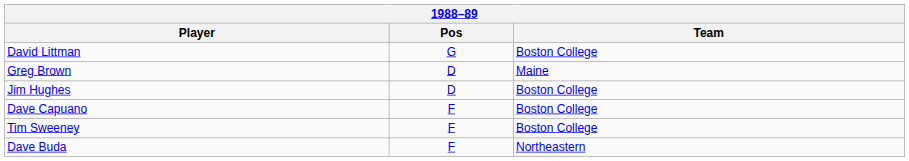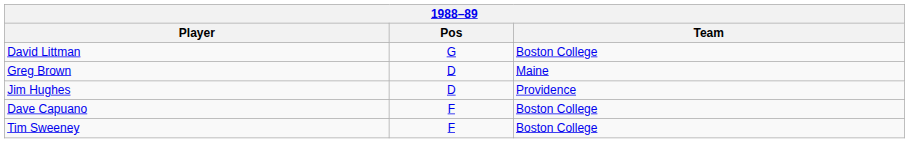(557, 90) Boston College -> (546, 90) Providence
- row: (37, 147)
